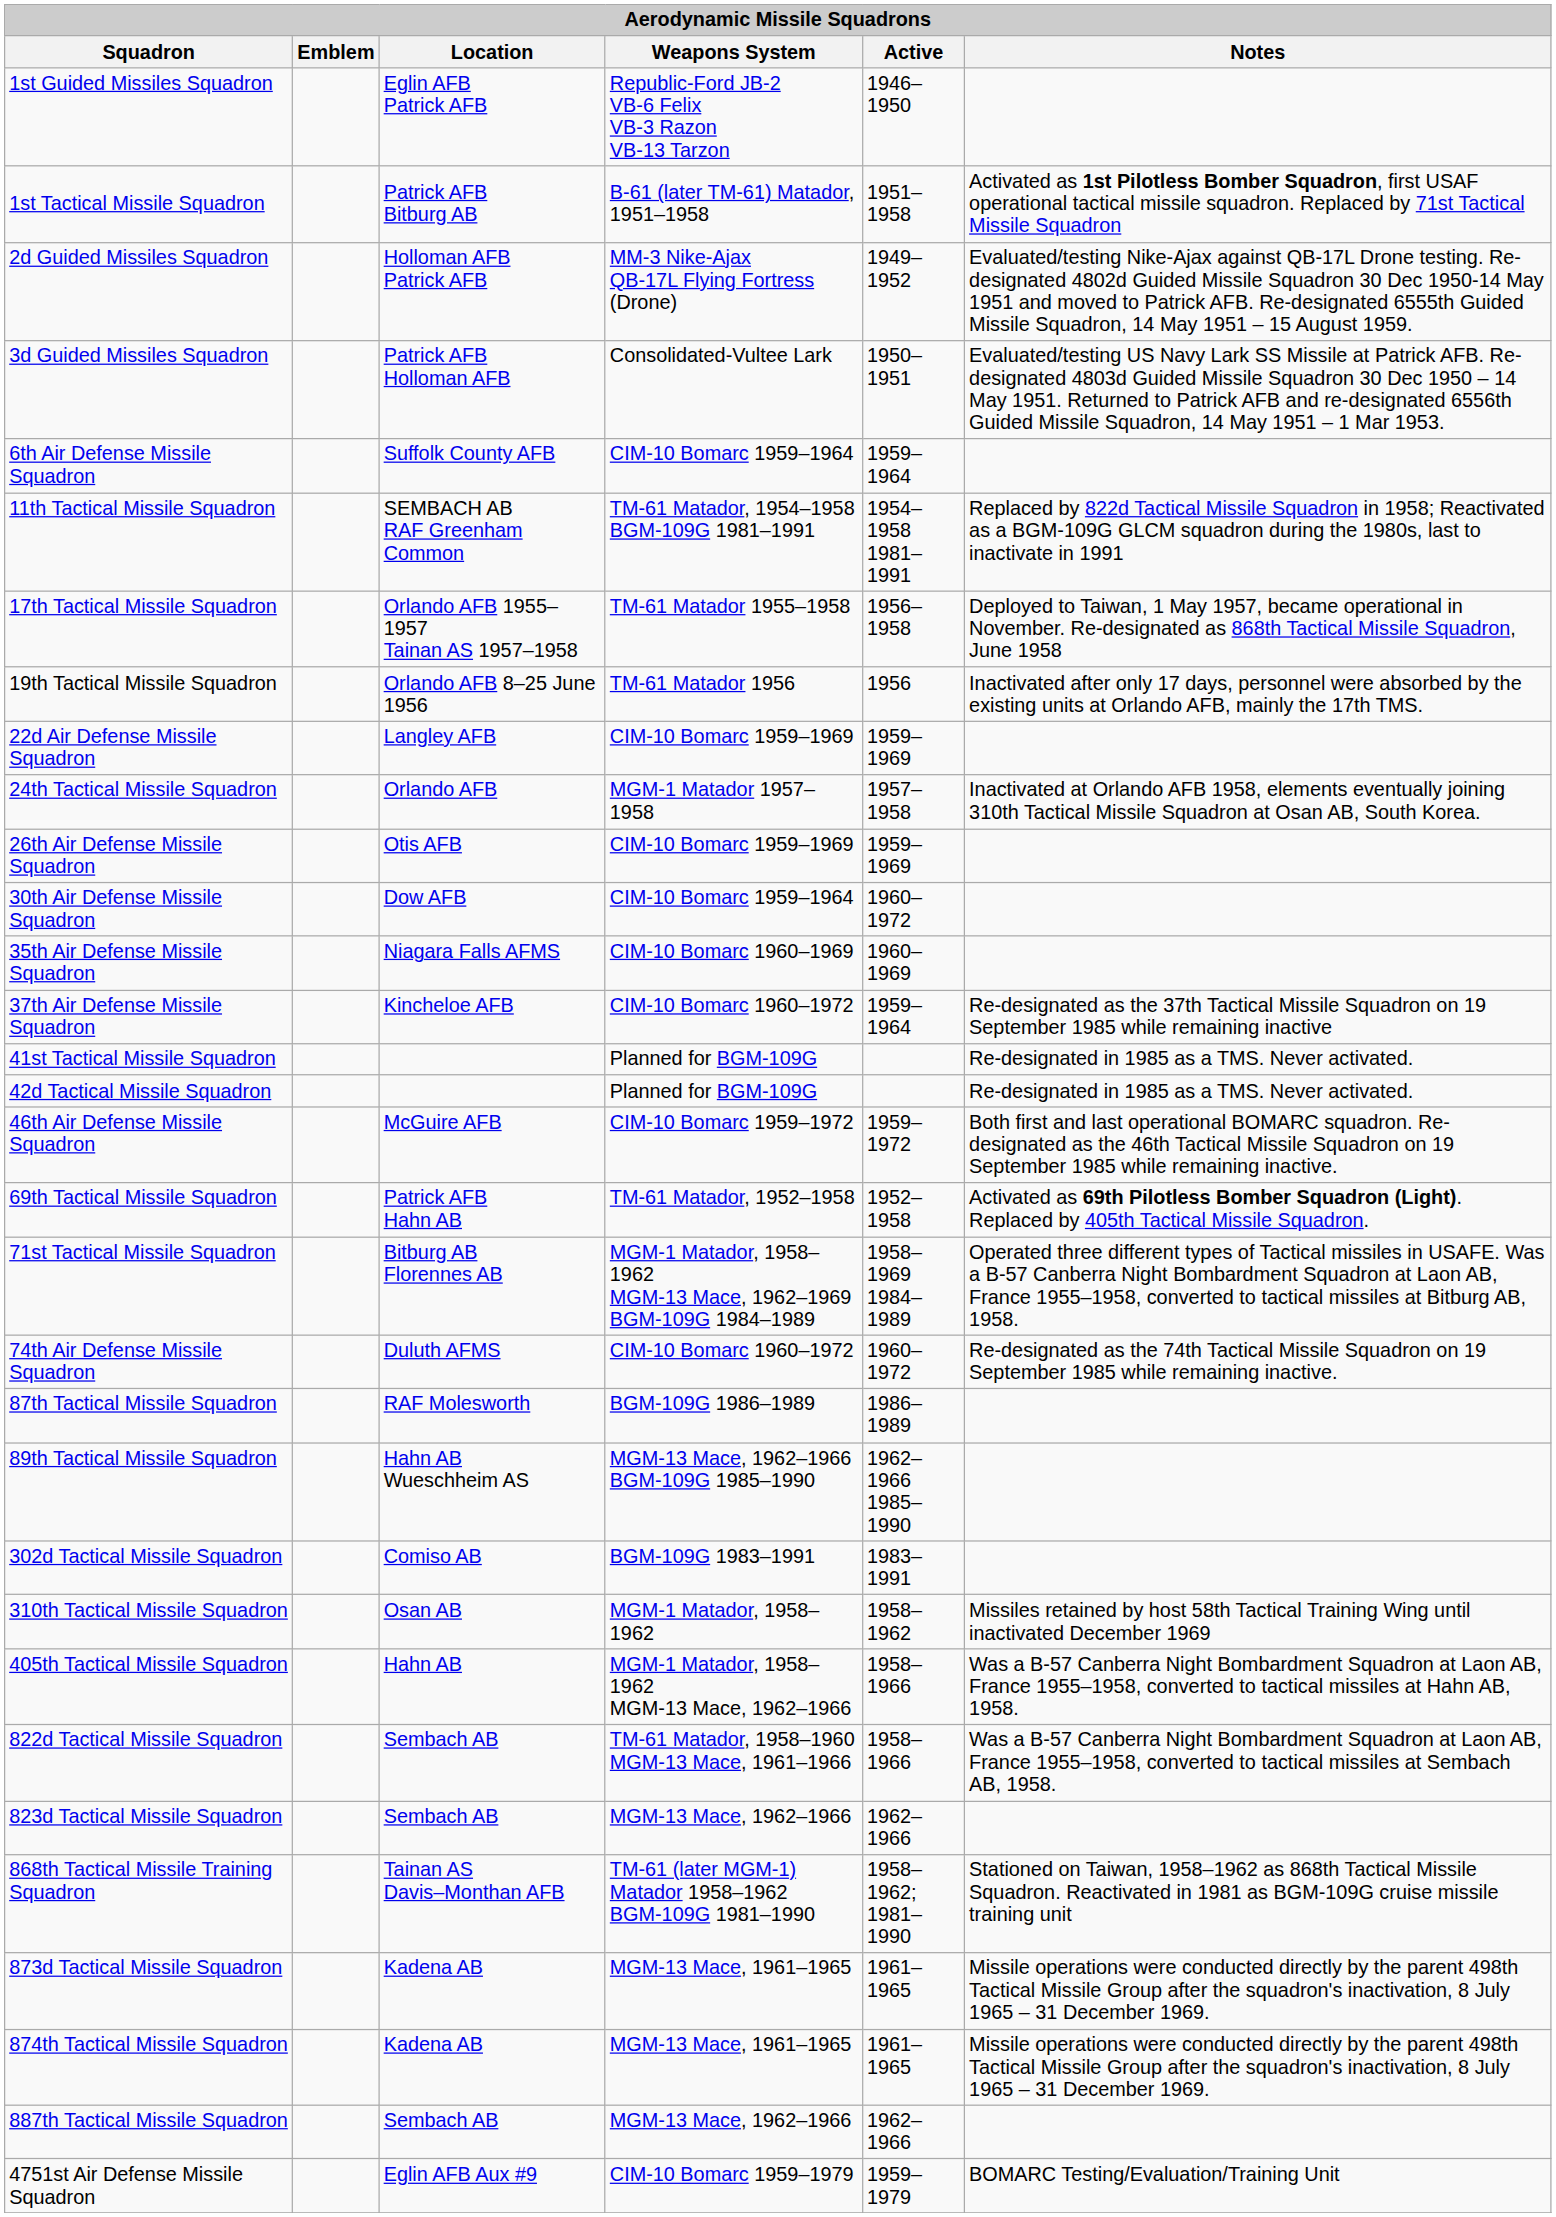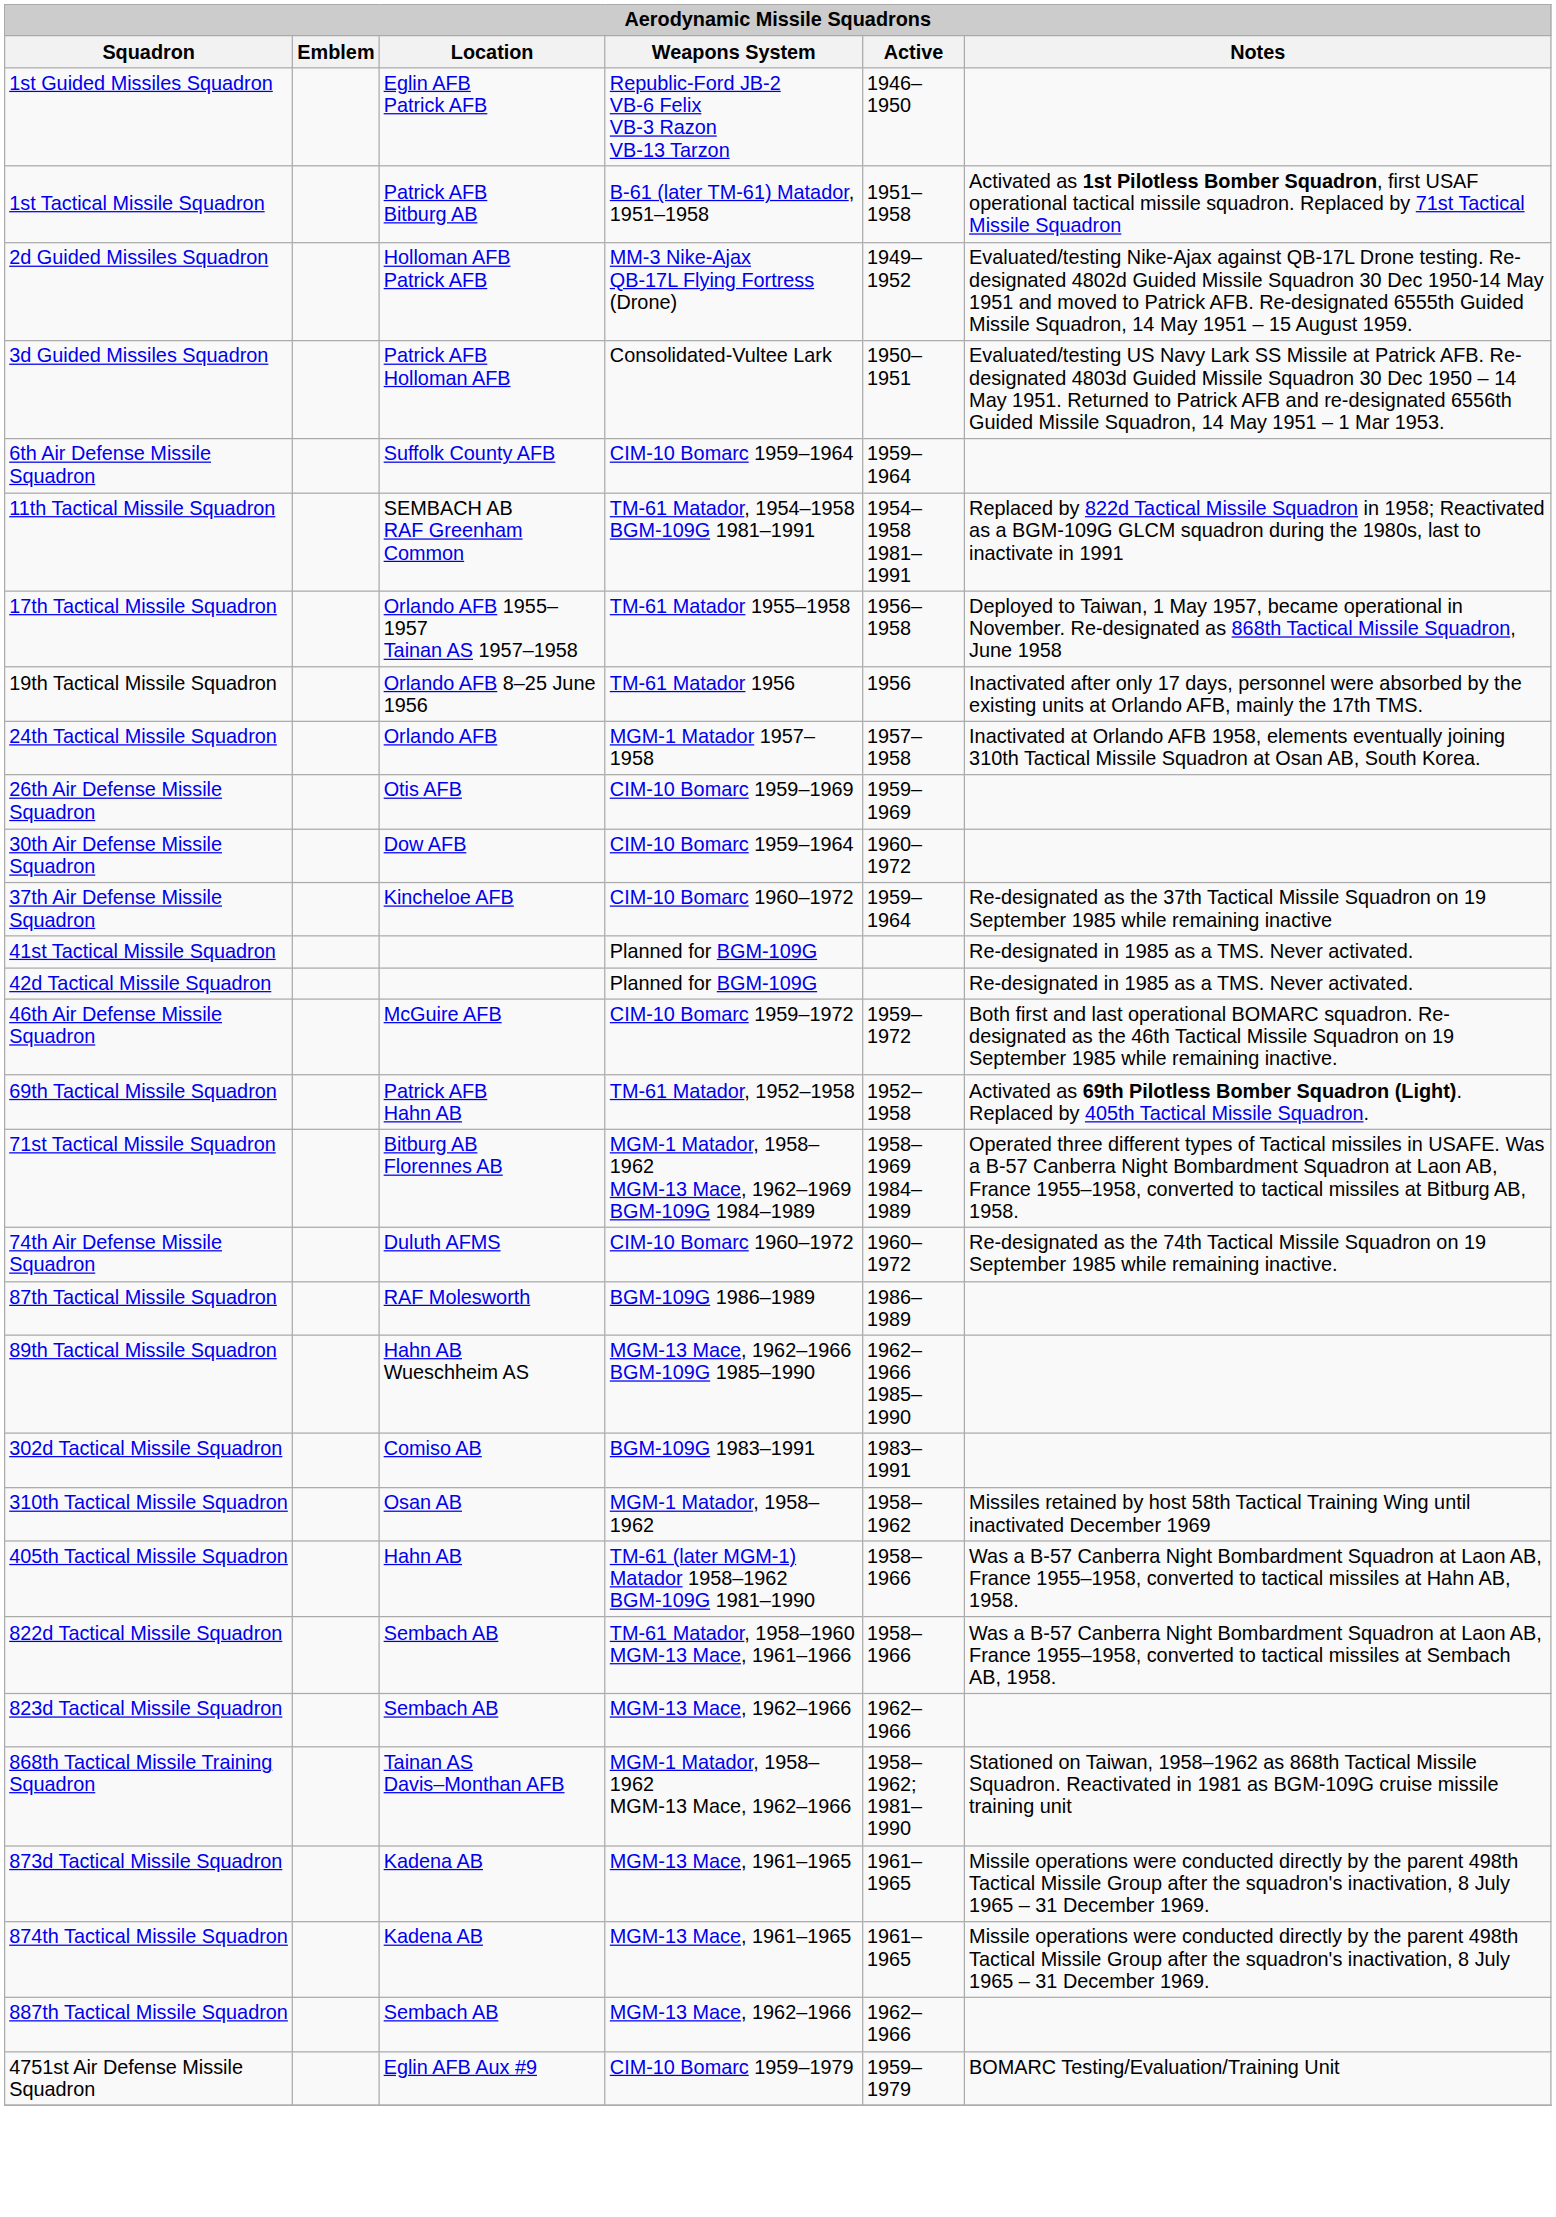- row: (113, 747)
- row: (116, 962)
(731, 1686) MGM-1 Matador, 1958–1962 MGM-13 Mace, 1962–1966 -> (712, 1578) TM-61 (later MGM-1) Matador 1958–1962 BGM-109G 1981–1990
(712, 1892) TM-61 (later MGM-1) Matador 1958–1962 BGM-109G 1981–1990 -> (731, 1784) MGM-1 Matador, 1958–1962 MGM-13 Mace, 1962–1966
